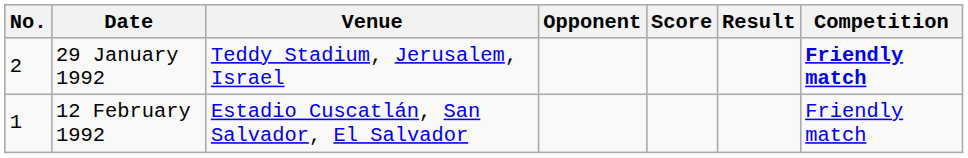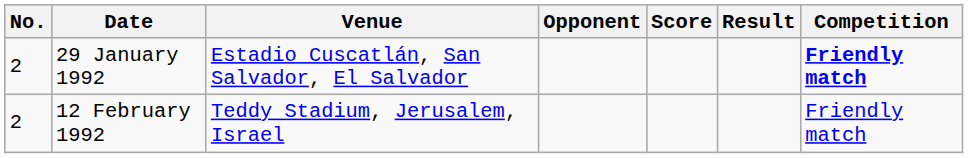(364, 66) Teddy Stadium, Jerusalem, Israel -> (346, 66) Estadio Cuscatlán, San Salvador, El Salvador
(16, 123) 1 -> (16, 123) 2
(346, 123) Estadio Cuscatlán, San Salvador, El Salvador -> (364, 123) Teddy Stadium, Jerusalem, Israel
